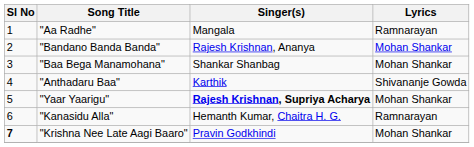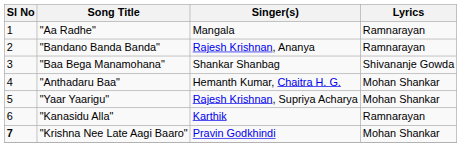(414, 47) Mohan Shankar -> (394, 47) Ramnarayan
(414, 64) Mohan Shankar -> (409, 64) Shivananje Gowda
(210, 82) Karthik -> (267, 82) Hemanth Kumar, Chaitra H. G.
(421, 82) Shivananje Gowda -> (401, 82) Mohan Shankar
(281, 99) bold -> (275, 99) normal
(267, 116) Hemanth Kumar, Chaitra H. G. -> (210, 116) Karthik
